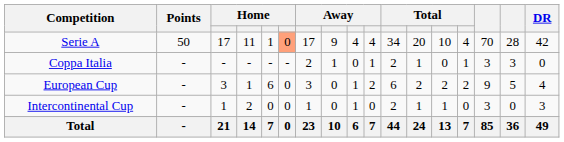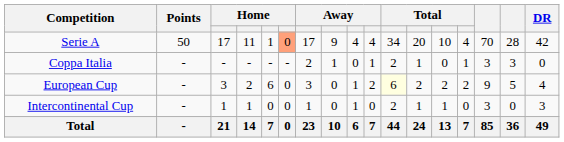(249, 84) 1 -> (249, 84) 2
(393, 84) no background -> (393, 84) lightyellow background
(249, 105) 2 -> (249, 105) 1
